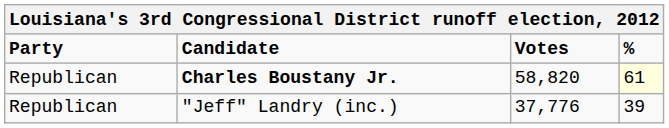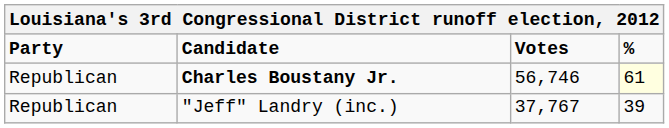(547, 78) 58,820 -> (547, 78) 56,746
(547, 108) 37,776 -> (547, 108) 37,767
